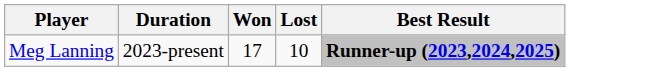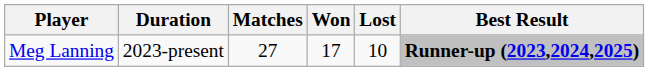+ column: (268, 19)
